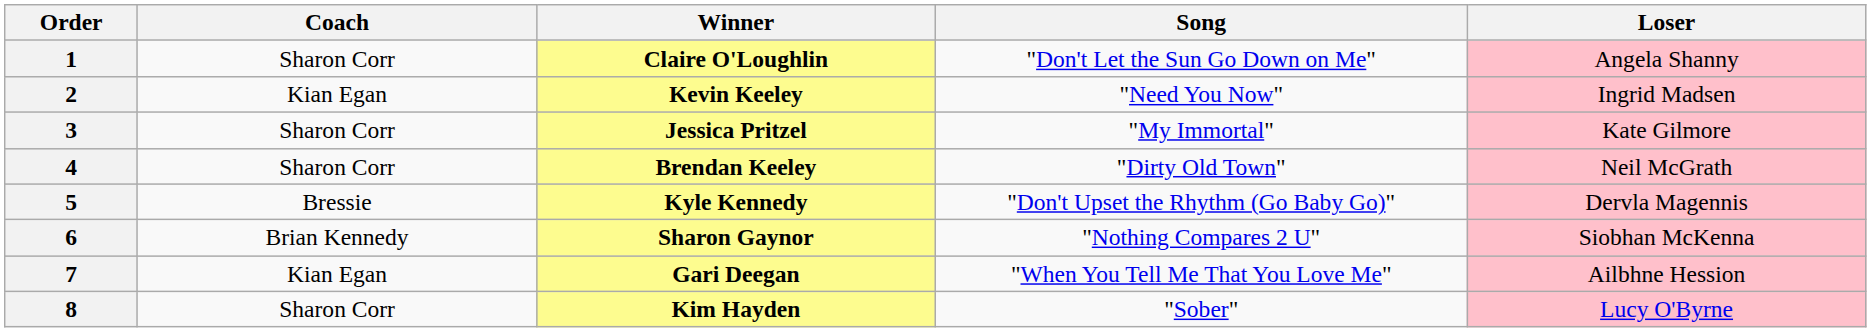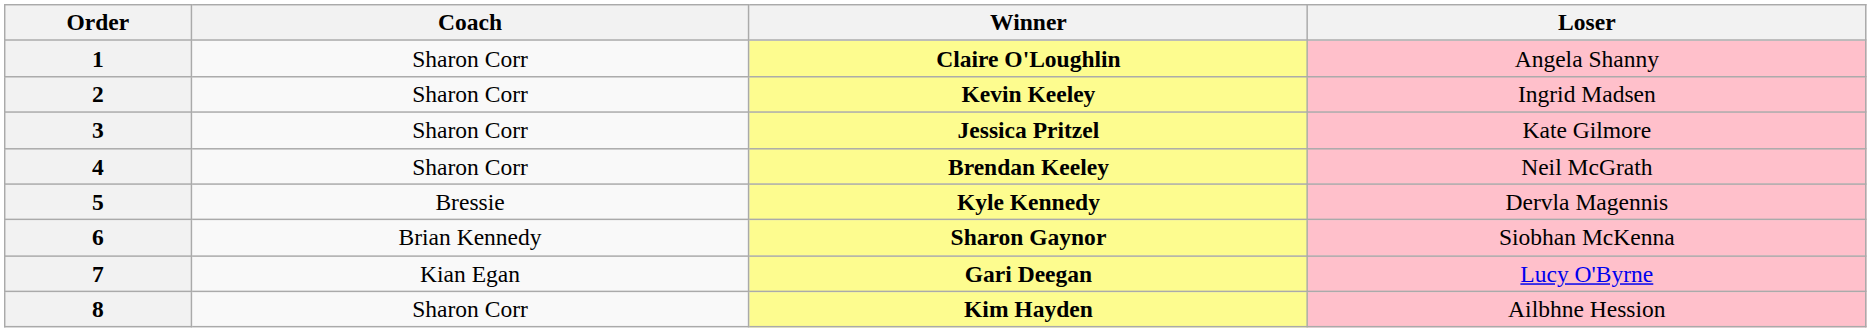- column: (1201, 23)
(337, 94) Kian Egan -> (470, 94) Sharon Corr
(1667, 273) Ailbhne Hession -> (1587, 273) Lucy O'Byrne
(1667, 309) Lucy O'Byrne -> (1587, 309) Ailbhne Hession
